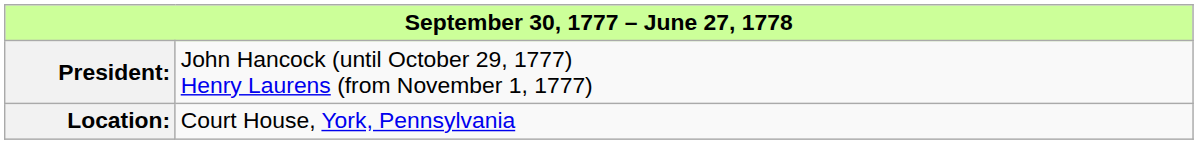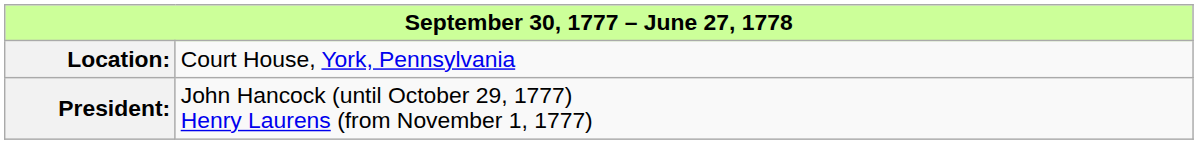rows swapped: (119, 120) <-> (114, 71)
